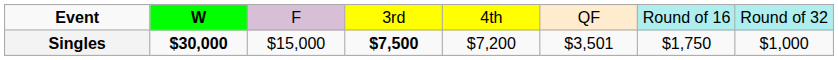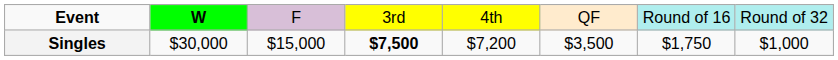(199, 43) bold -> (199, 43) normal
(589, 43) $3,501 -> (589, 43) $3,500
